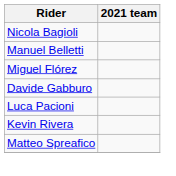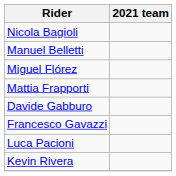+ row: (48, 87)
+ row: (57, 124)
- row: (51, 143)
